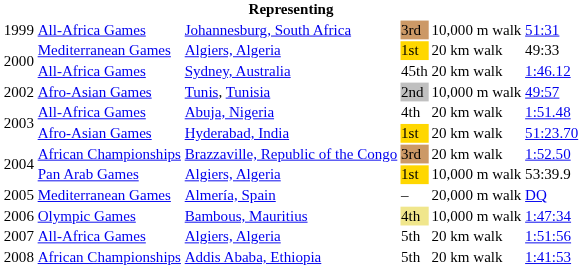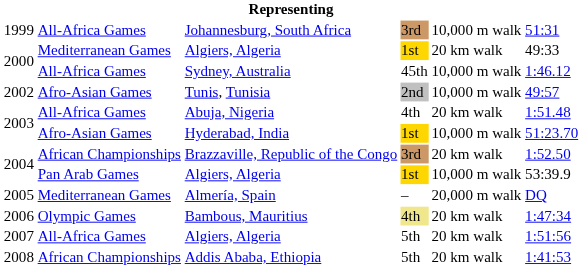(467, 71) 20 km walk -> (476, 71) 10,000 m walk
(467, 133) 20 km walk -> (476, 133) 10,000 m walk
(476, 216) 10,000 m walk -> (467, 216) 20 km walk
